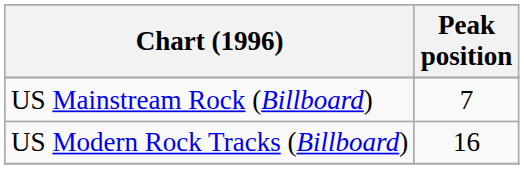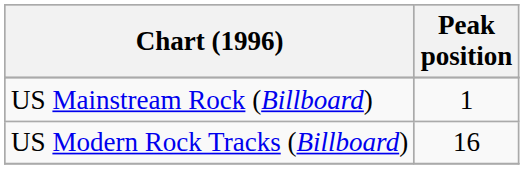(466, 99) 7 -> (466, 99) 1
